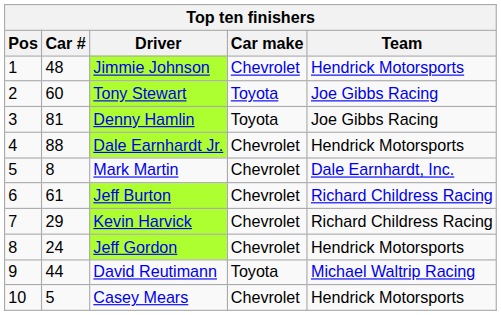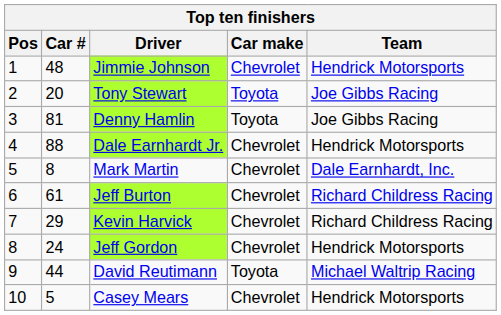(54, 94) 60 -> (54, 94) 20
